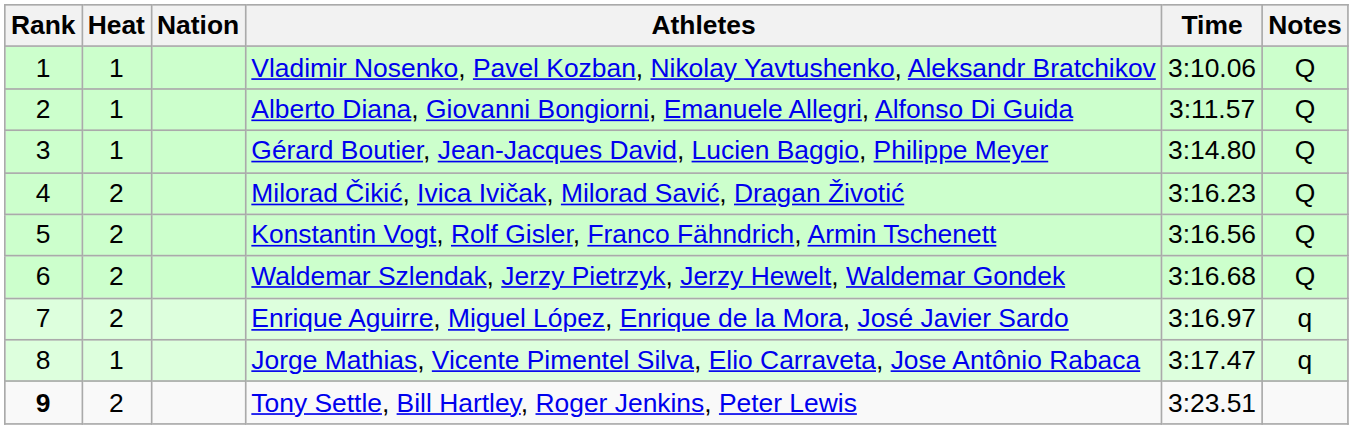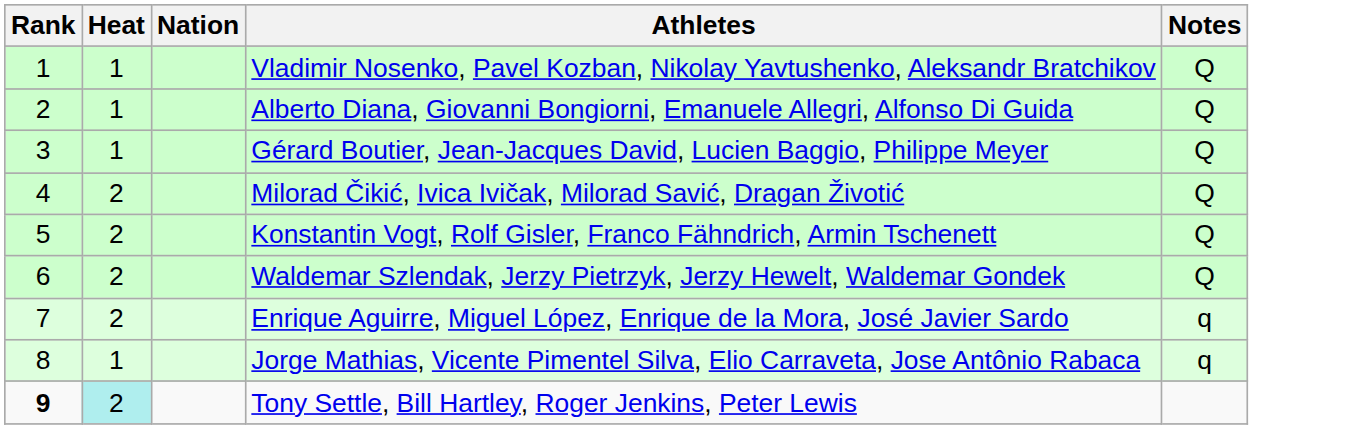- column: (1212, 25)
(116, 402) no background -> (116, 402) paleturquoise background
